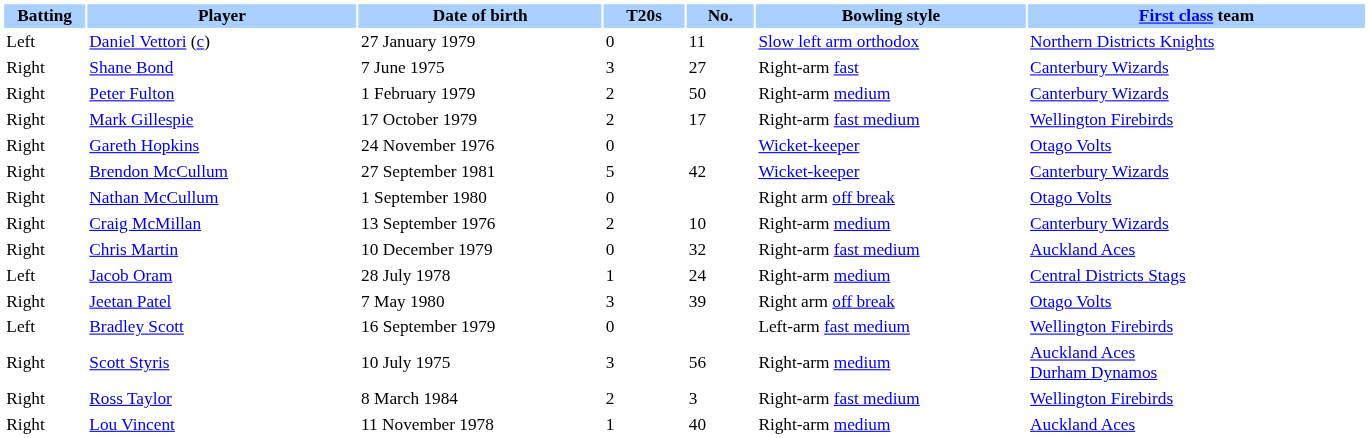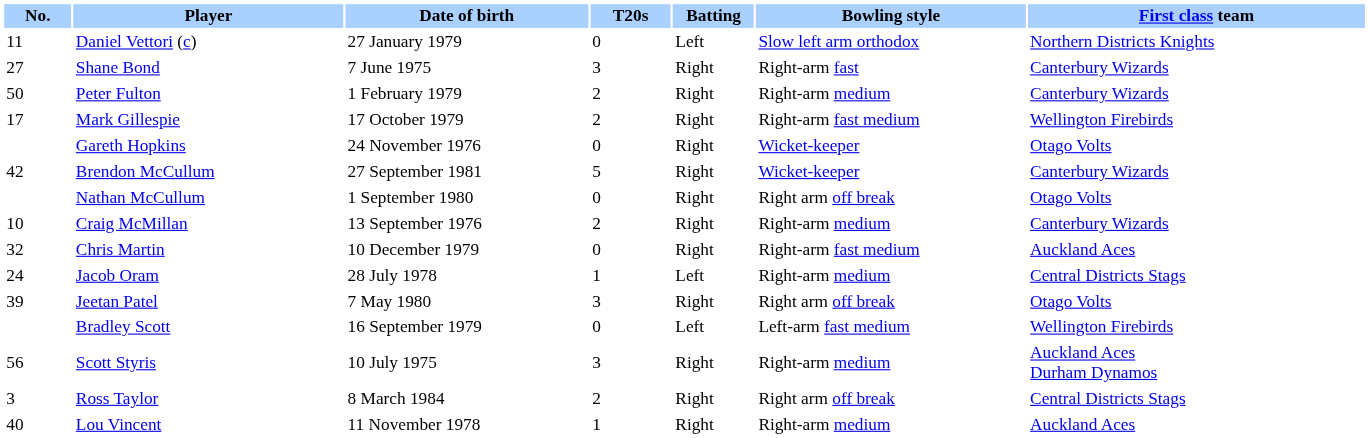columns swapped: (720, 16) <-> (45, 16)
(839, 398) Right-arm fast medium -> (827, 398) Right arm off break
(1102, 398) Wellington Firebirds -> (1108, 398) Central Districts Stags
